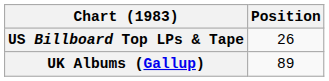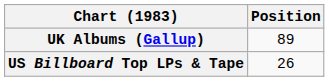rows swapped: (126, 64) <-> (126, 40)
